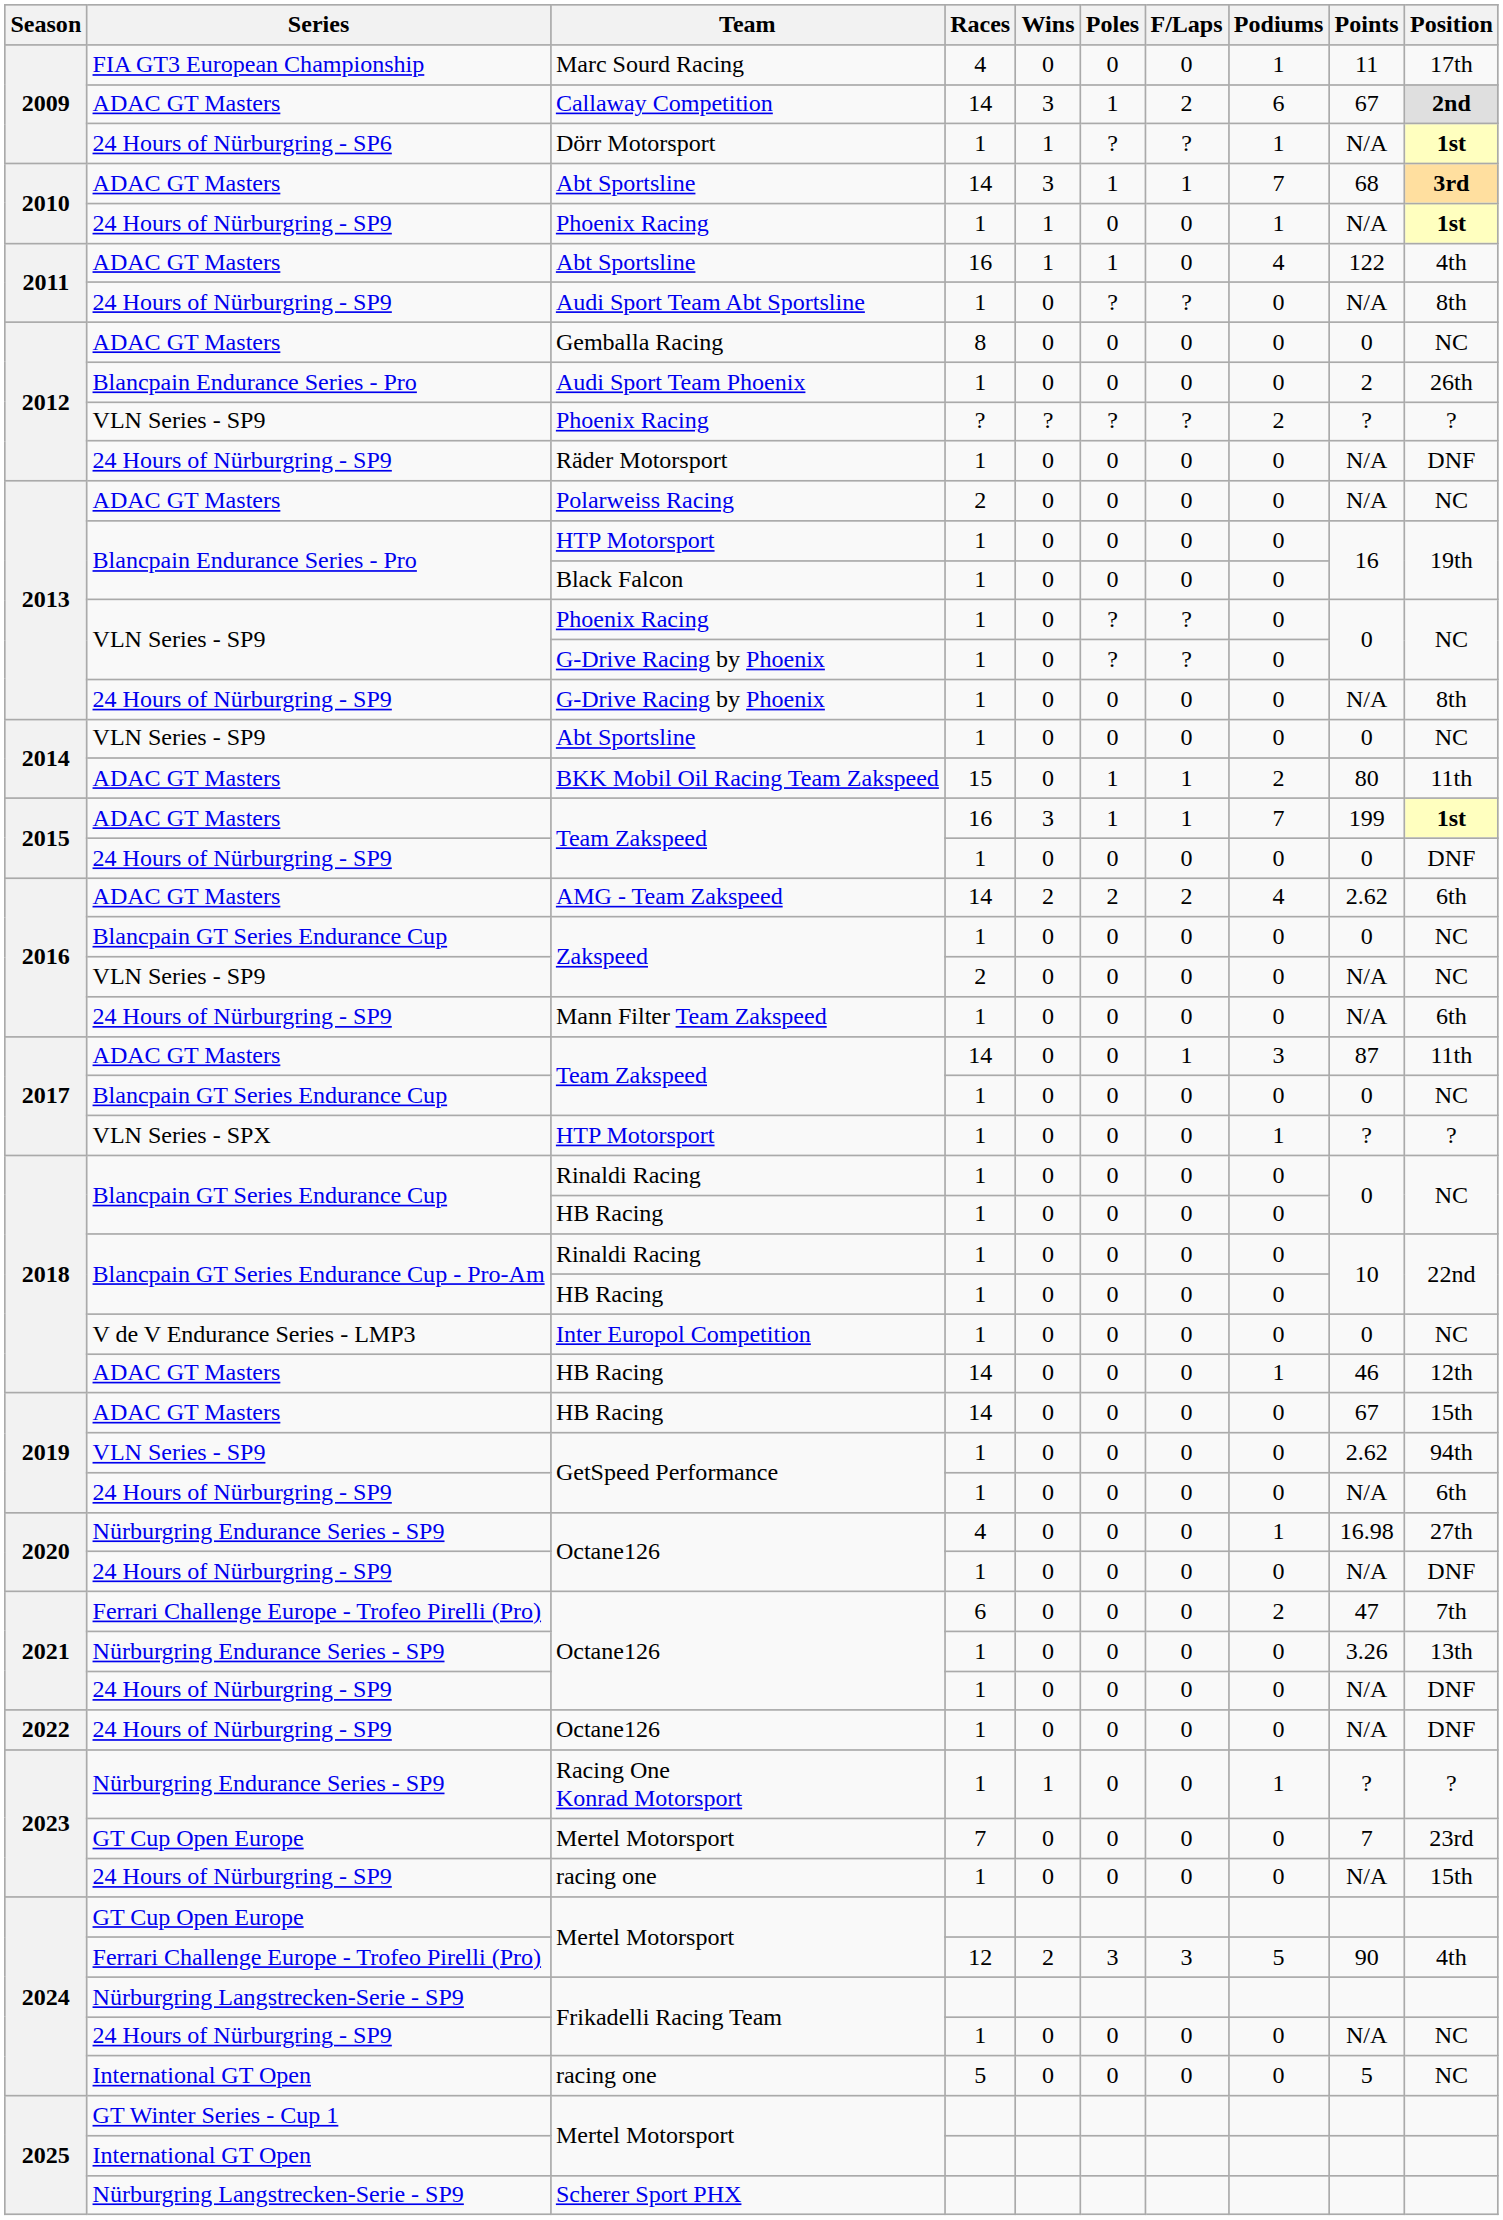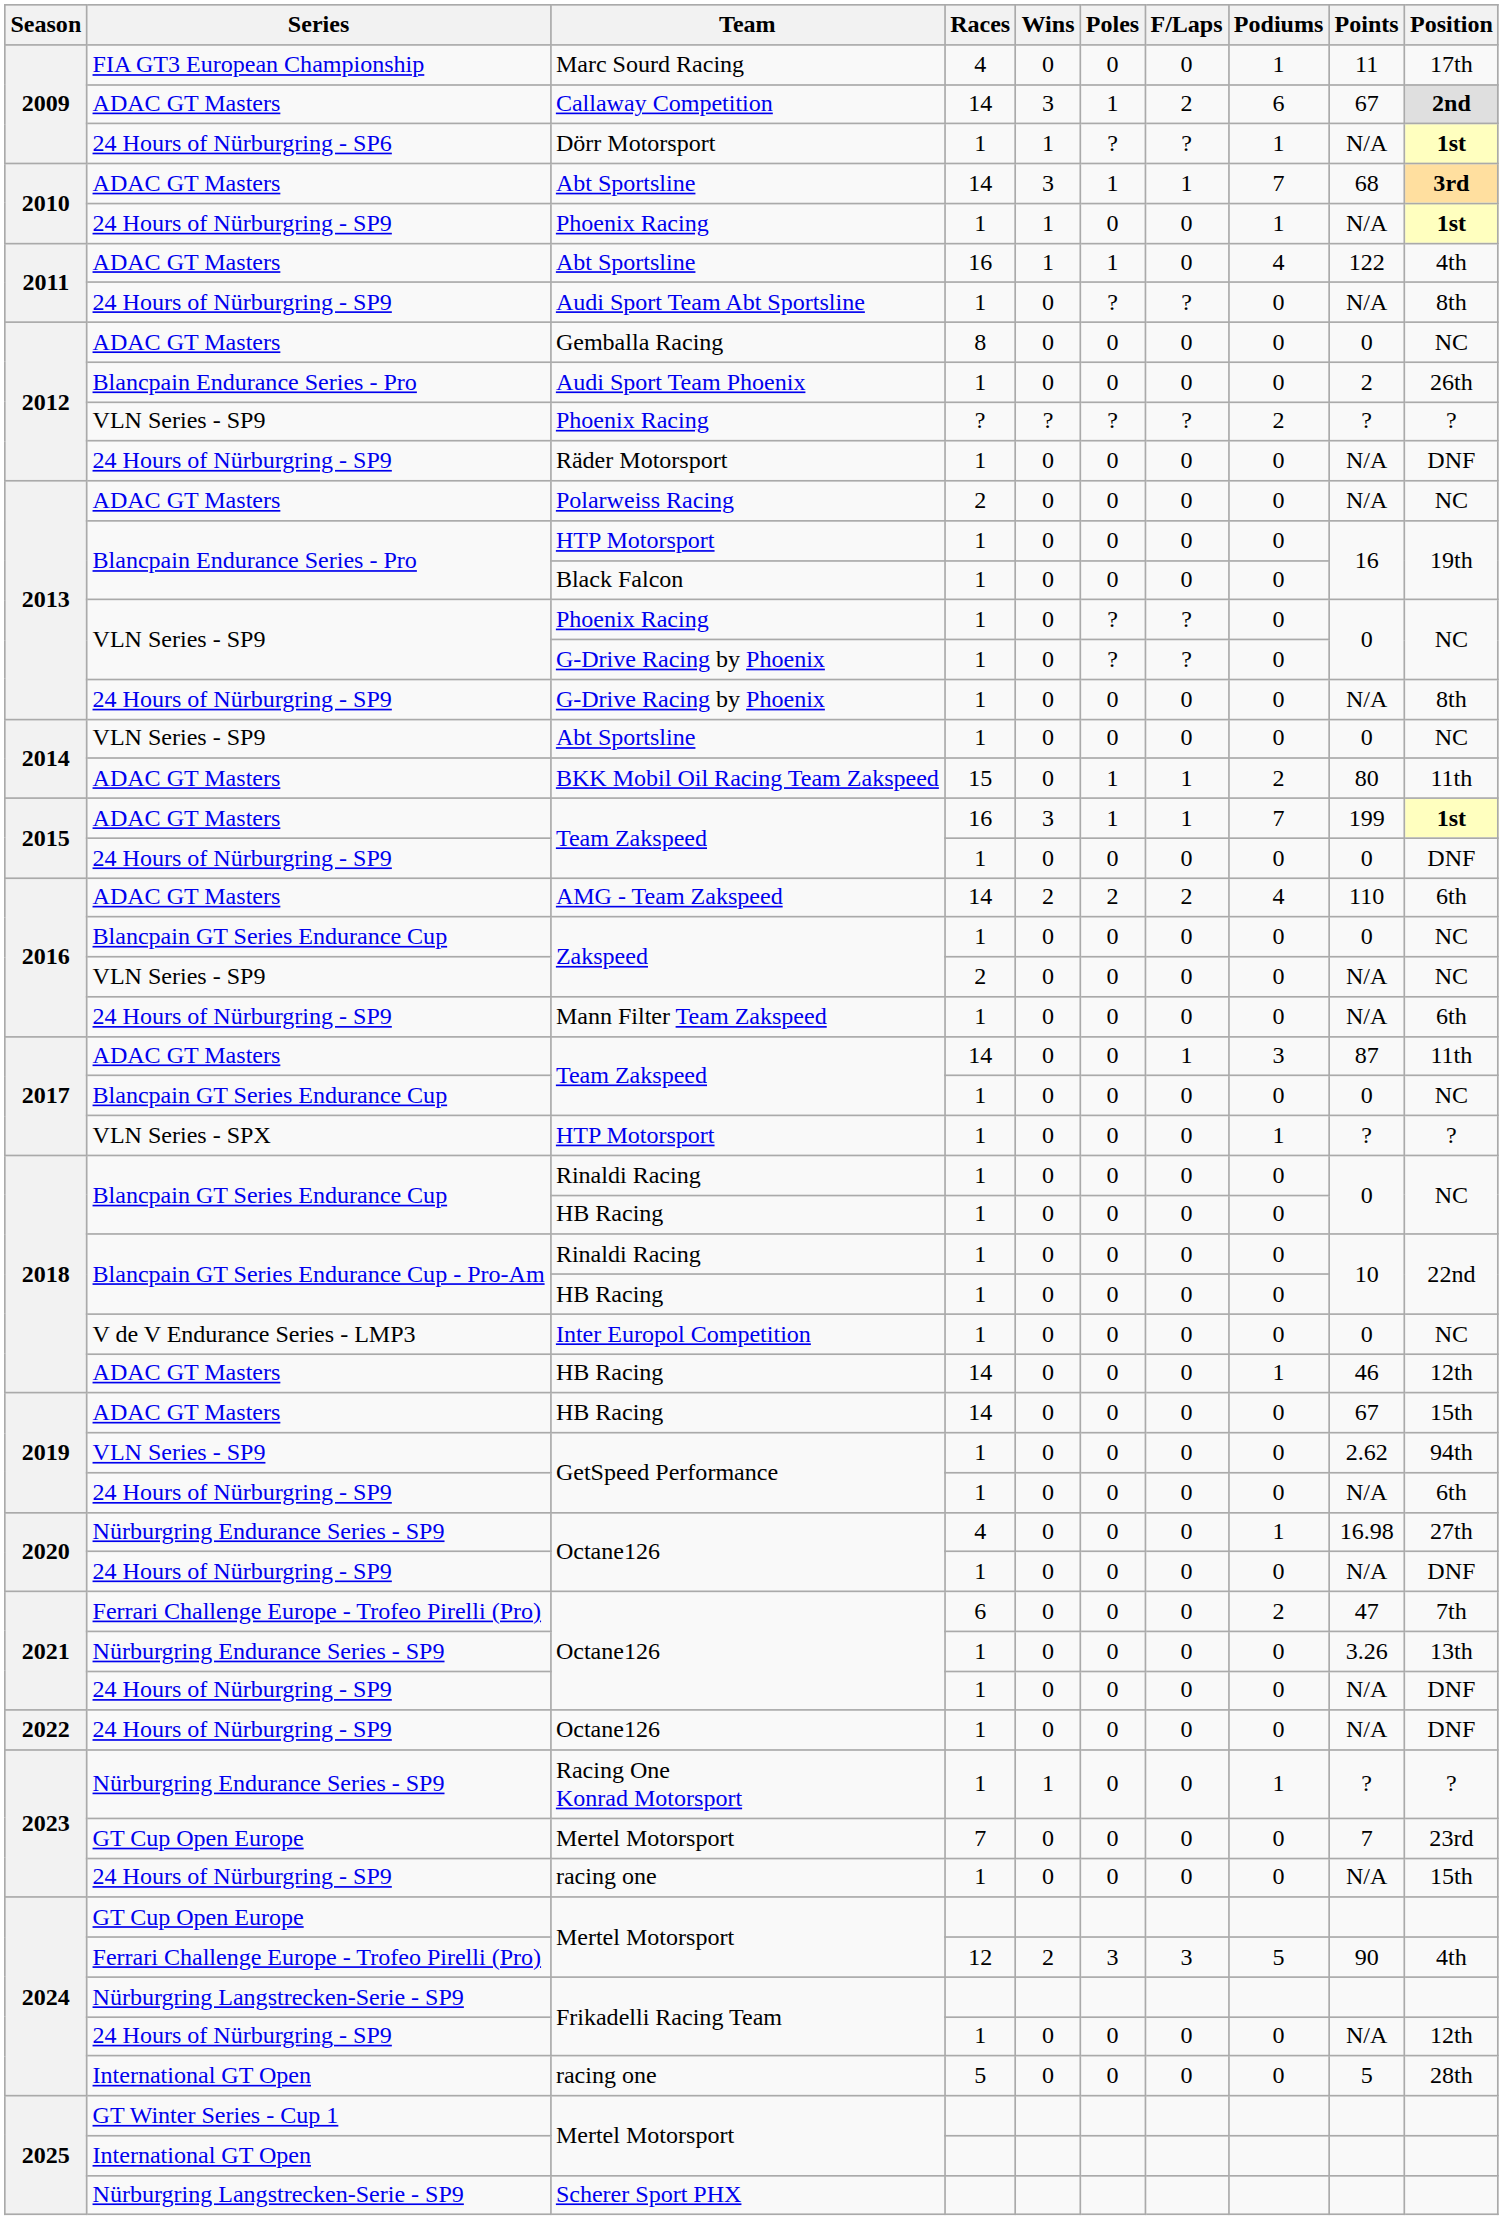(1367, 897) 2.62 -> (1367, 897) 110
(1451, 2036) NC -> (1451, 2036) 12th
(1451, 2075) NC -> (1451, 2075) 28th
